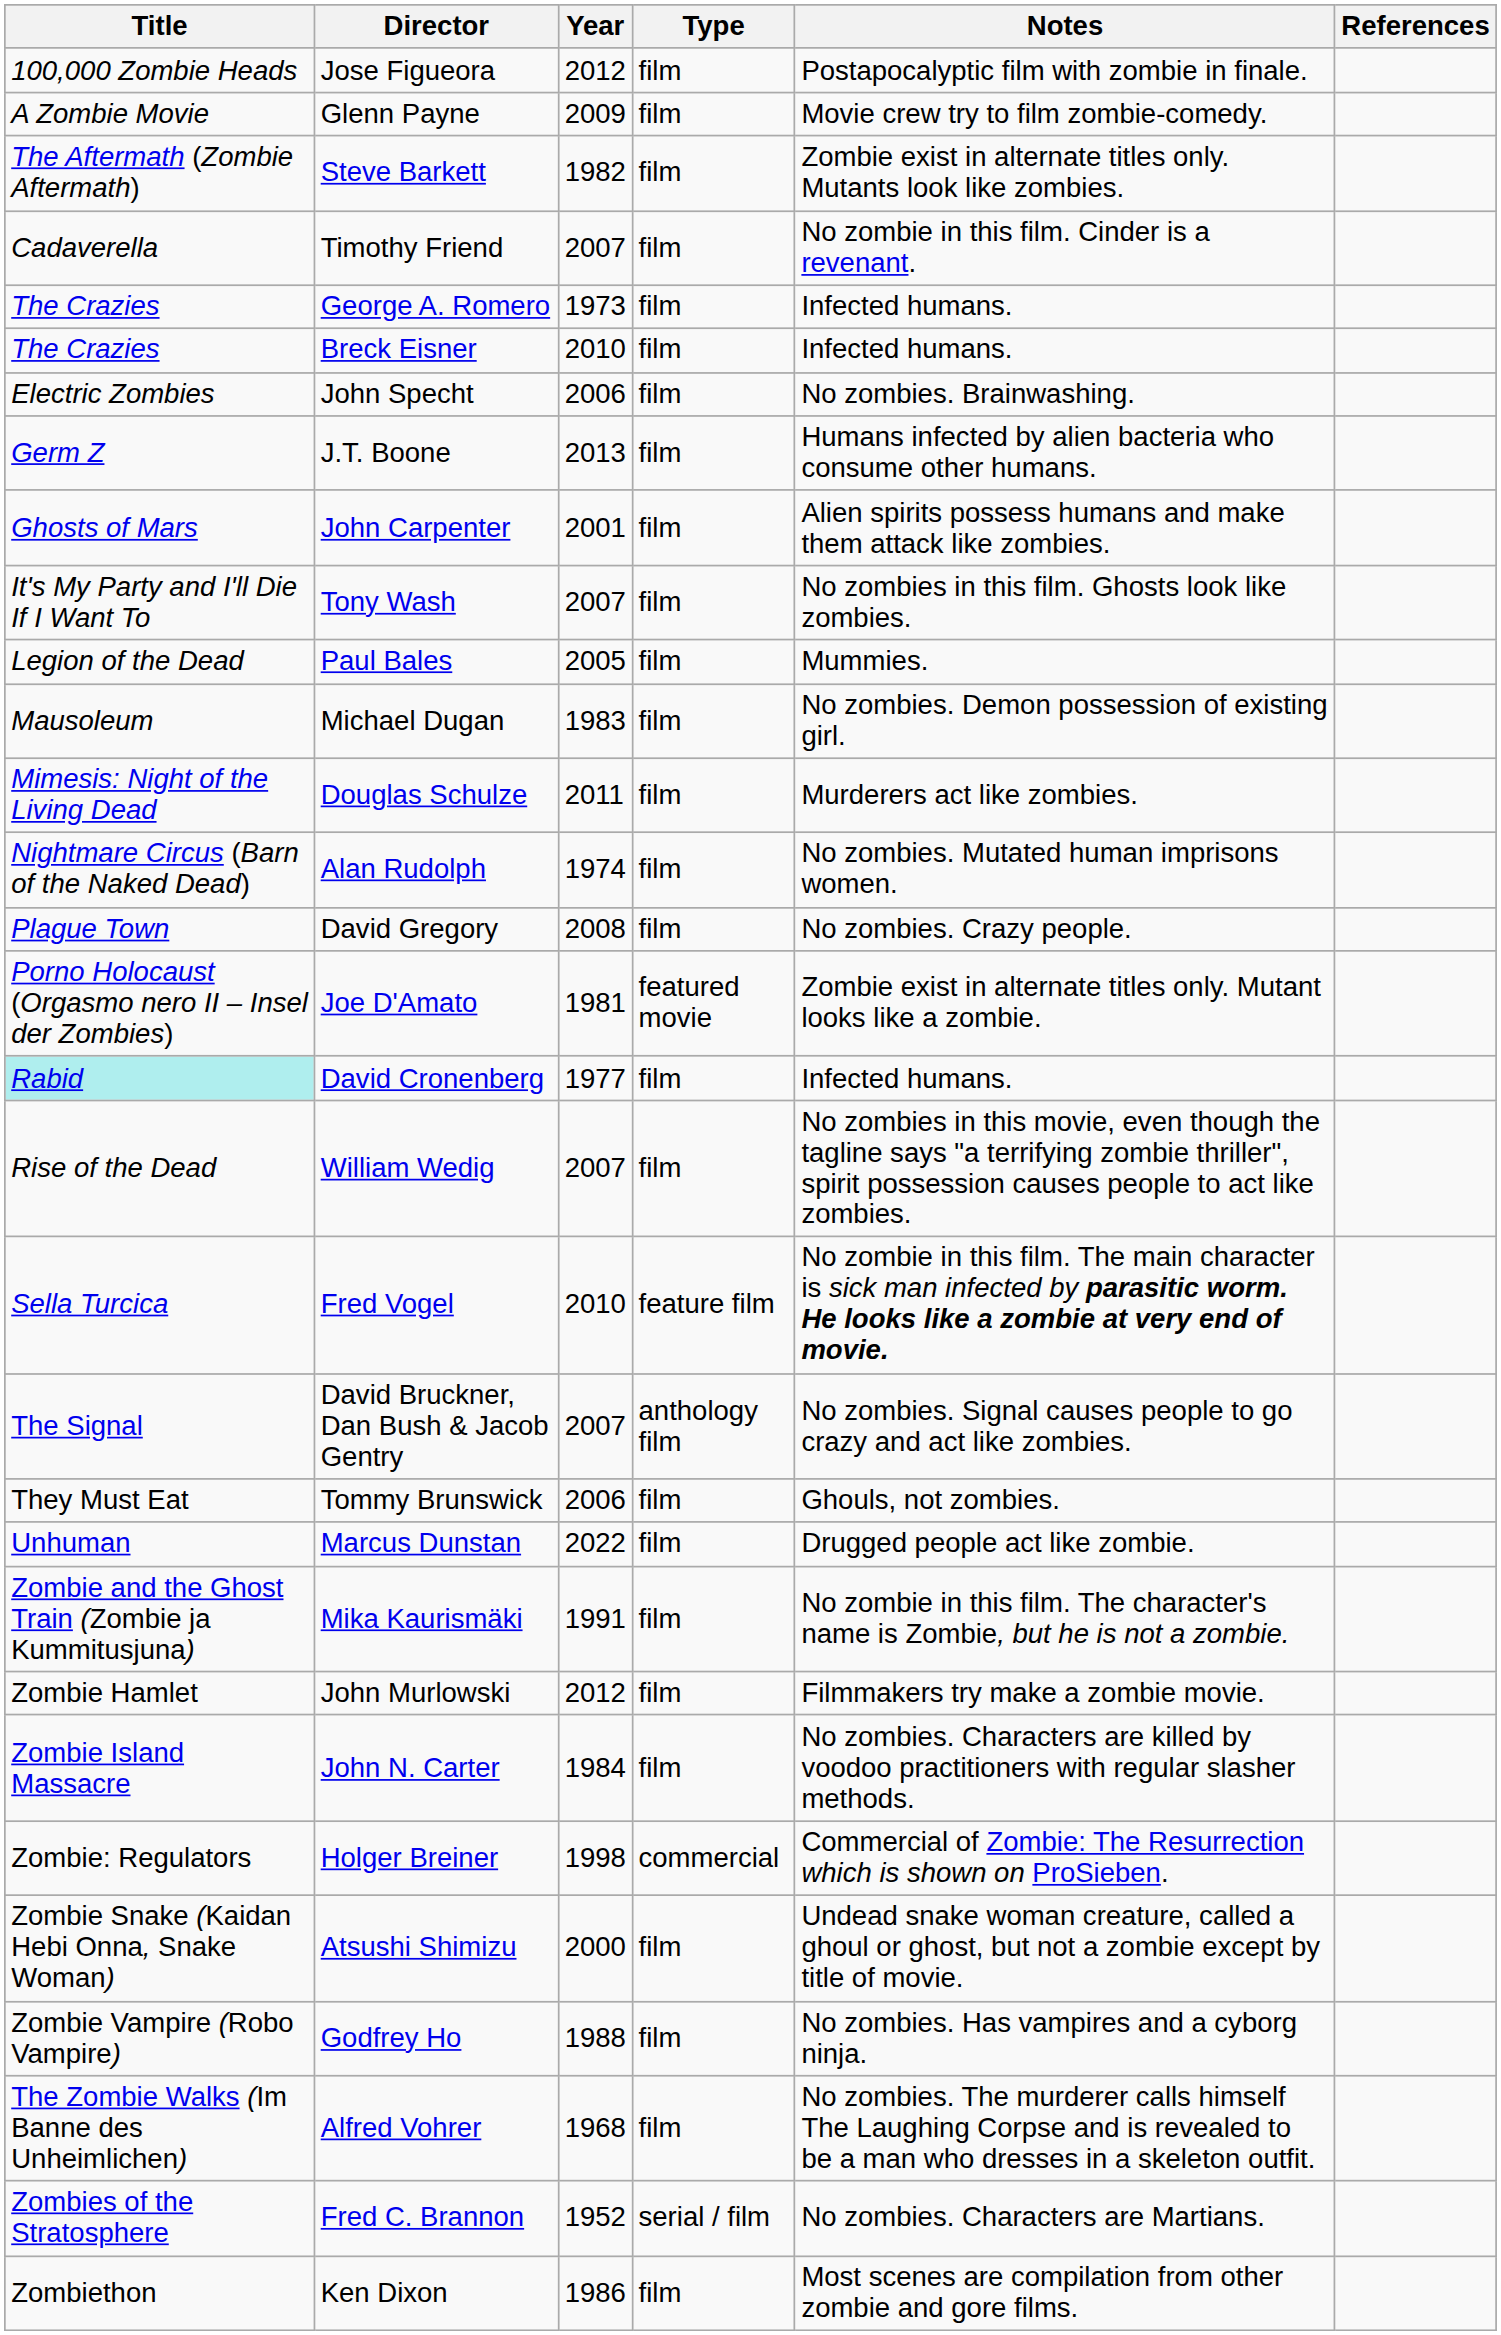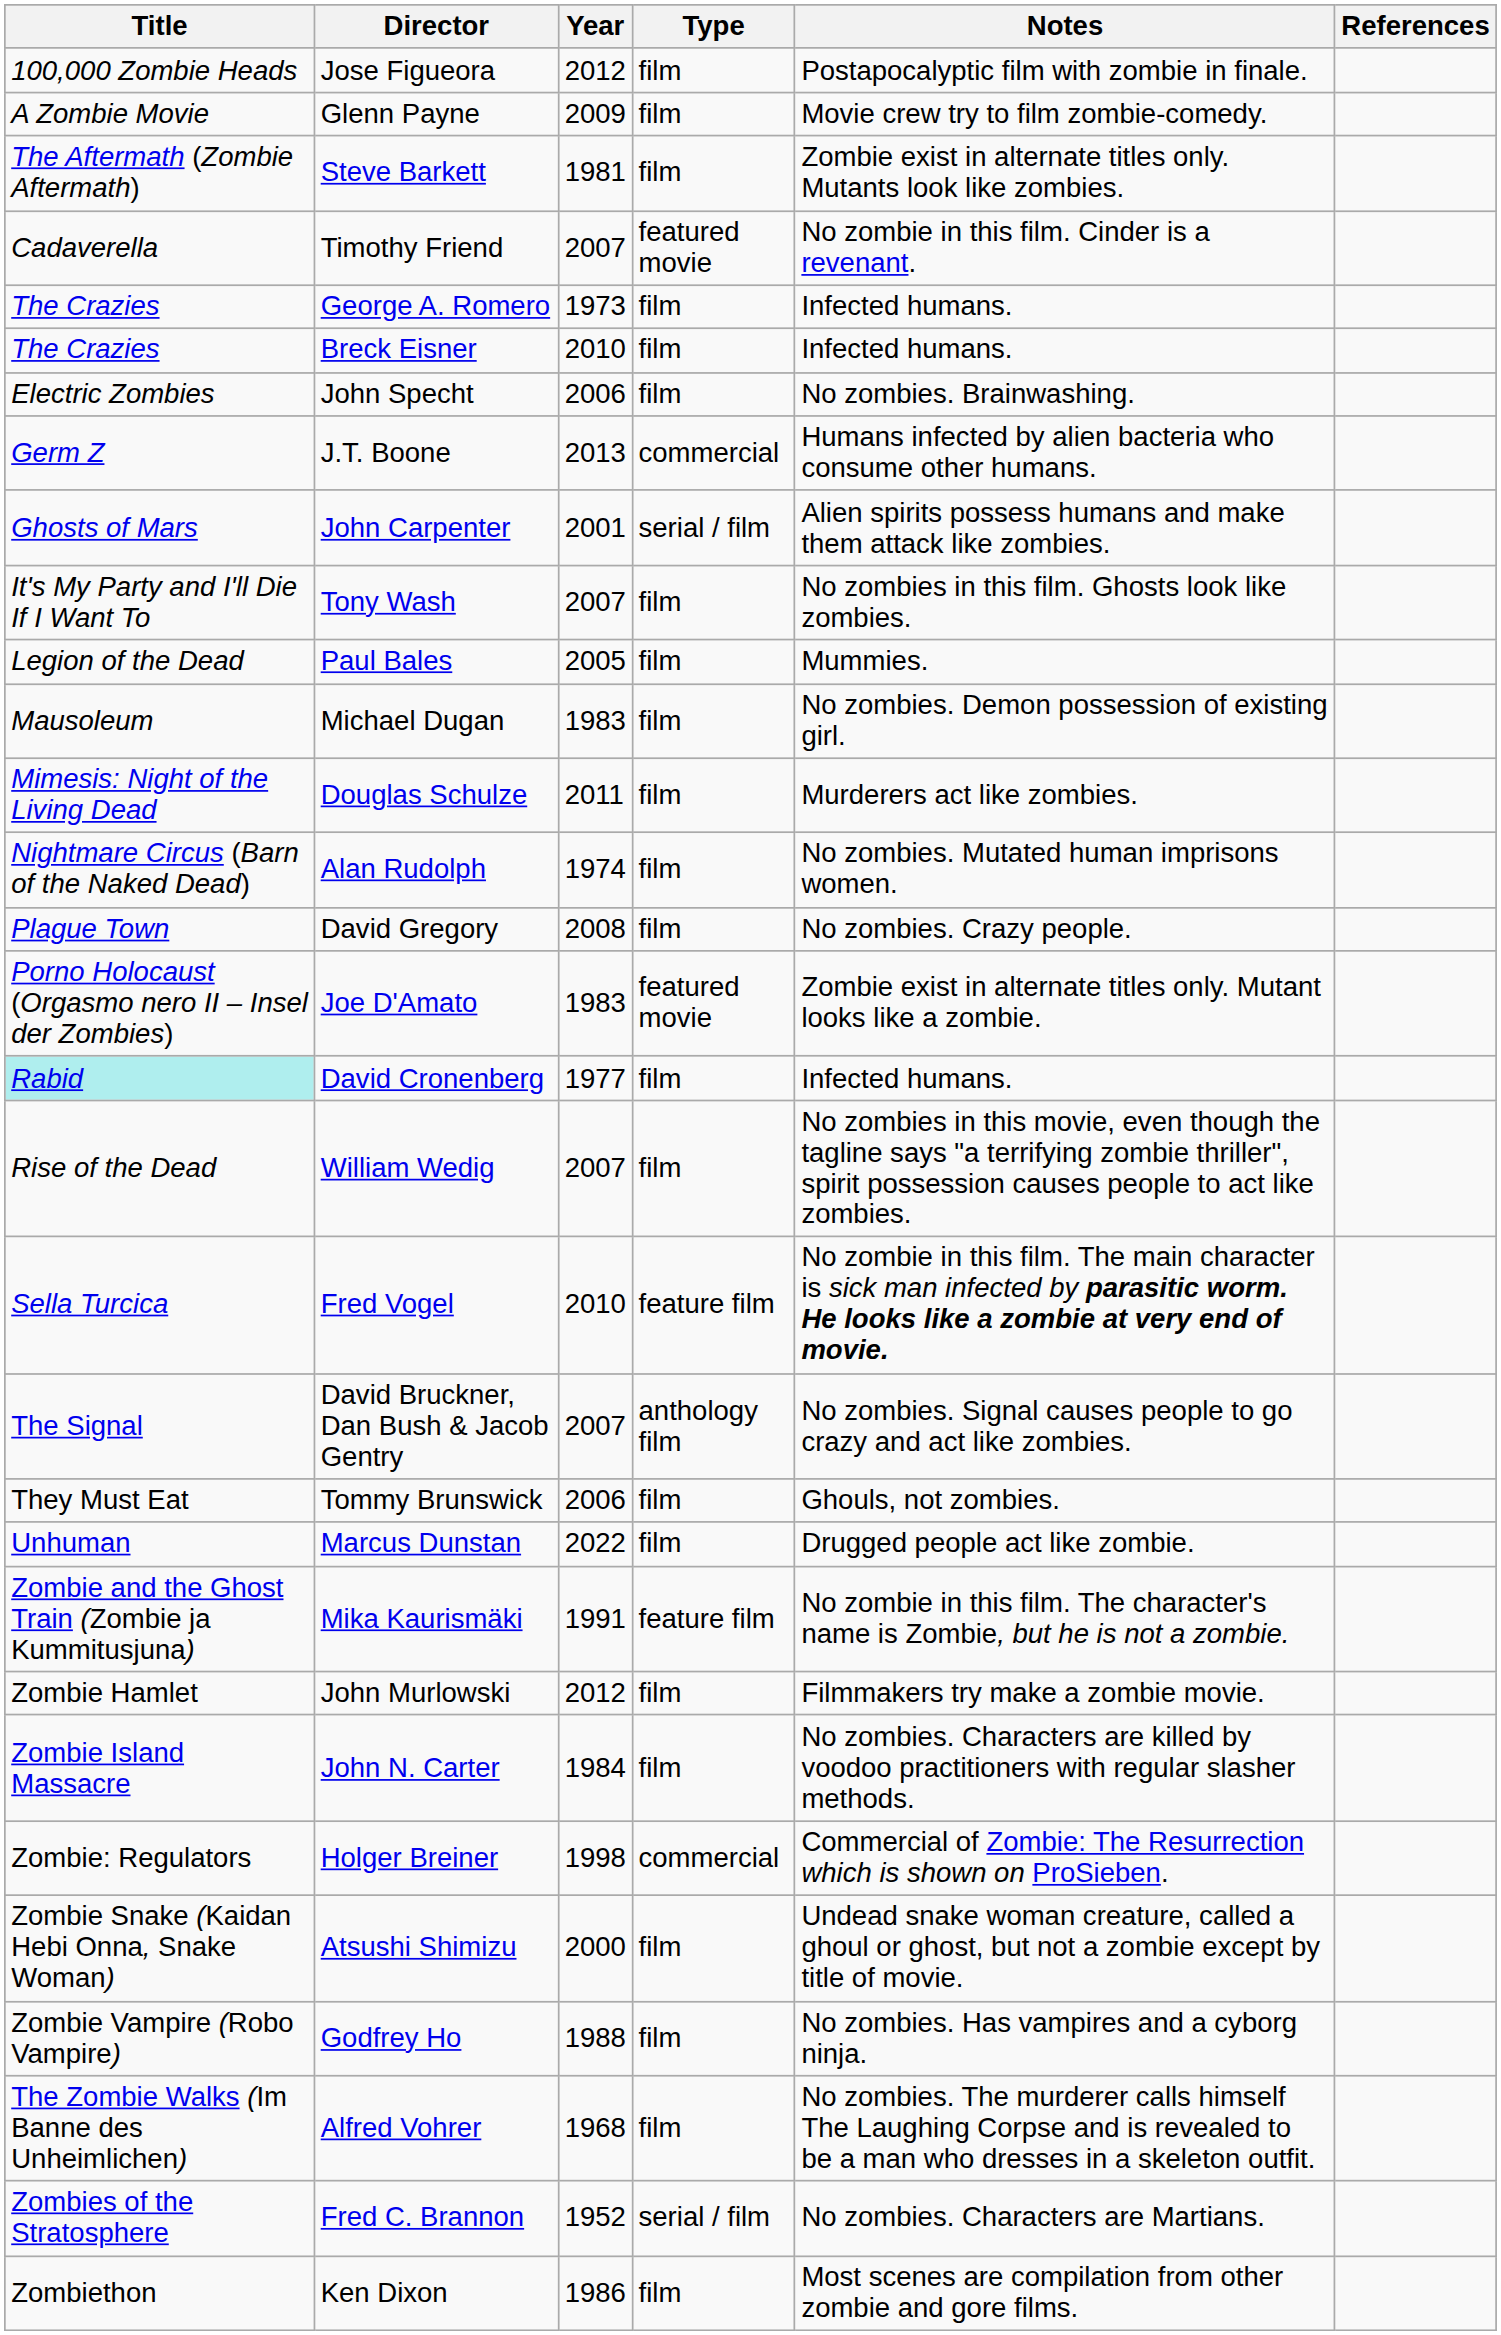(595, 172) 1982 -> (595, 172) 1981
(660, 247) film -> (689, 247) featured movie
(660, 452) film -> (709, 452) commercial
(660, 527) film -> (704, 527) serial / film
(595, 1003) 1981 -> (595, 1003) 1983
(660, 1618) film -> (707, 1618) feature film
